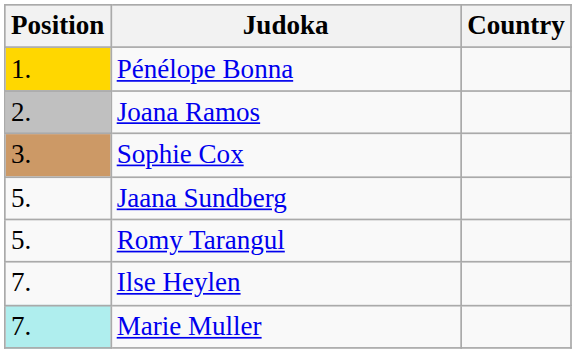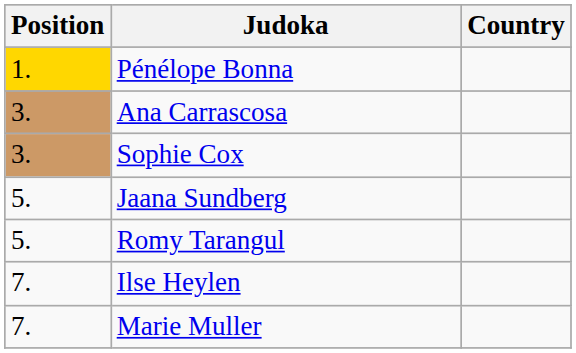- row: (188, 111)
+ row: (202, 111)
(21, 326) paleturquoise background -> (21, 326) no background
